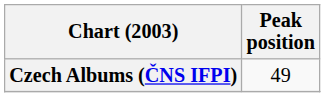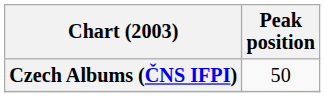(281, 75) 49 -> (281, 75) 50
